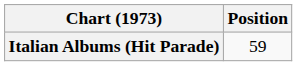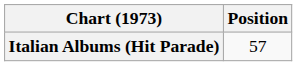(258, 46) 59 -> (258, 46) 57
